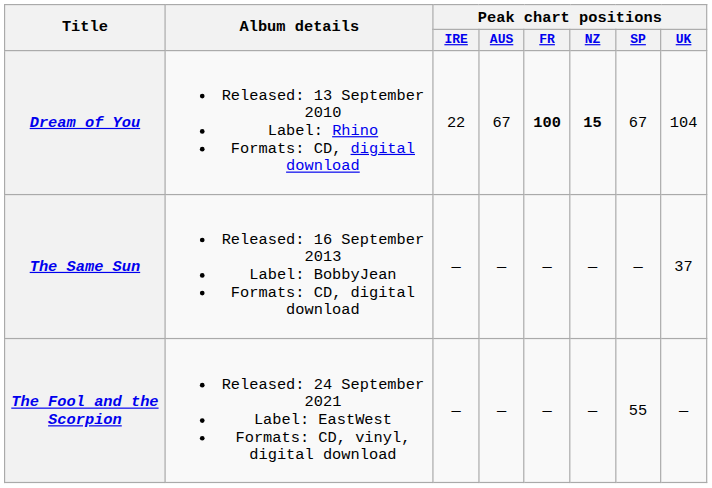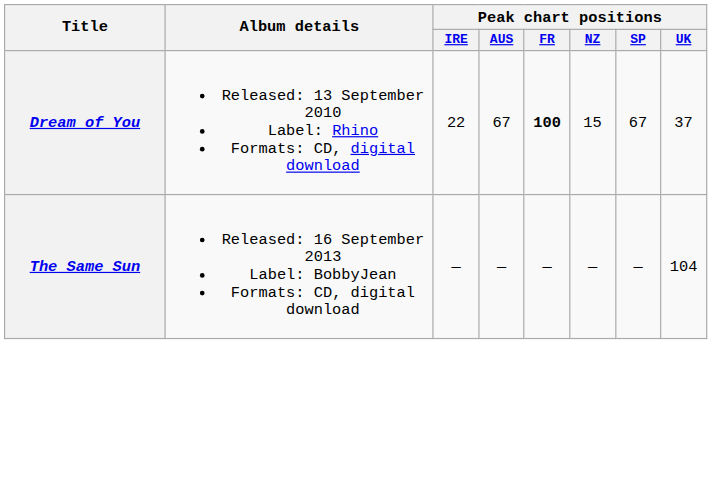(593, 122) bold -> (593, 122) normal
(684, 122) 104 -> (684, 122) 37
(684, 266) 37 -> (684, 266) 104
- row: (85, 411)
